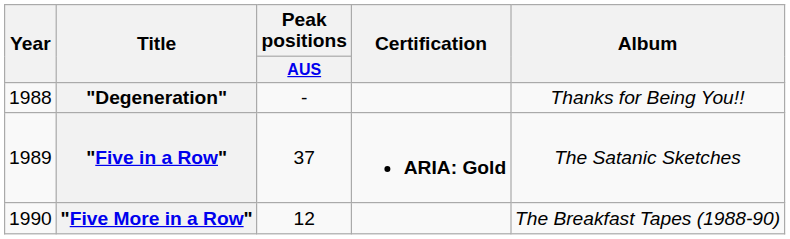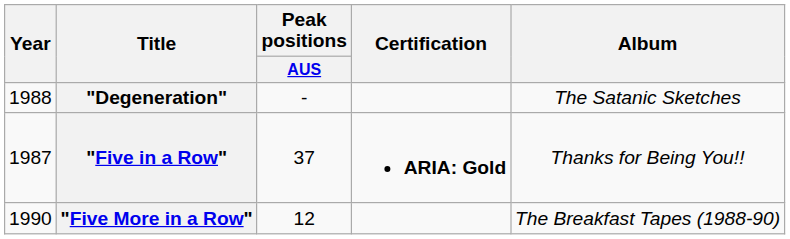(648, 97) Thanks for Being You!! -> (648, 97) The Satanic Sketches
(30, 157) 1989 -> (30, 157) 1987
(648, 157) The Satanic Sketches -> (648, 157) Thanks for Being You!!
